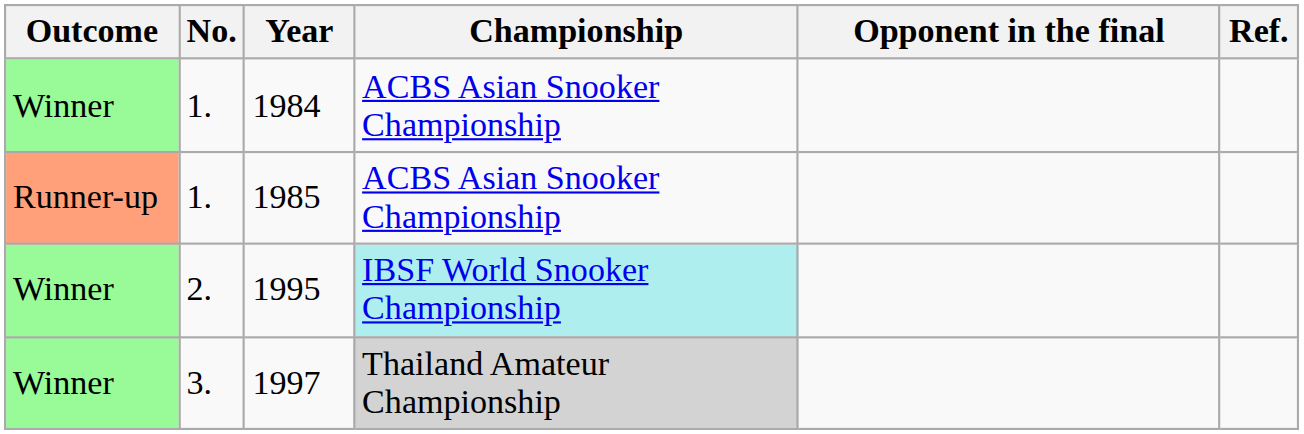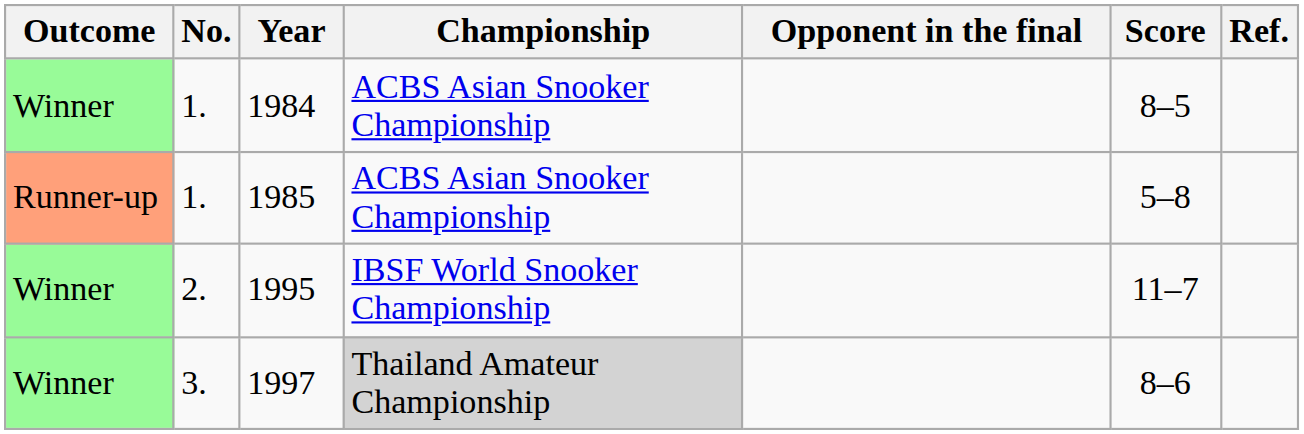+ column: (1165, 31)
(505, 289) paleturquoise background -> (495, 289) no background
